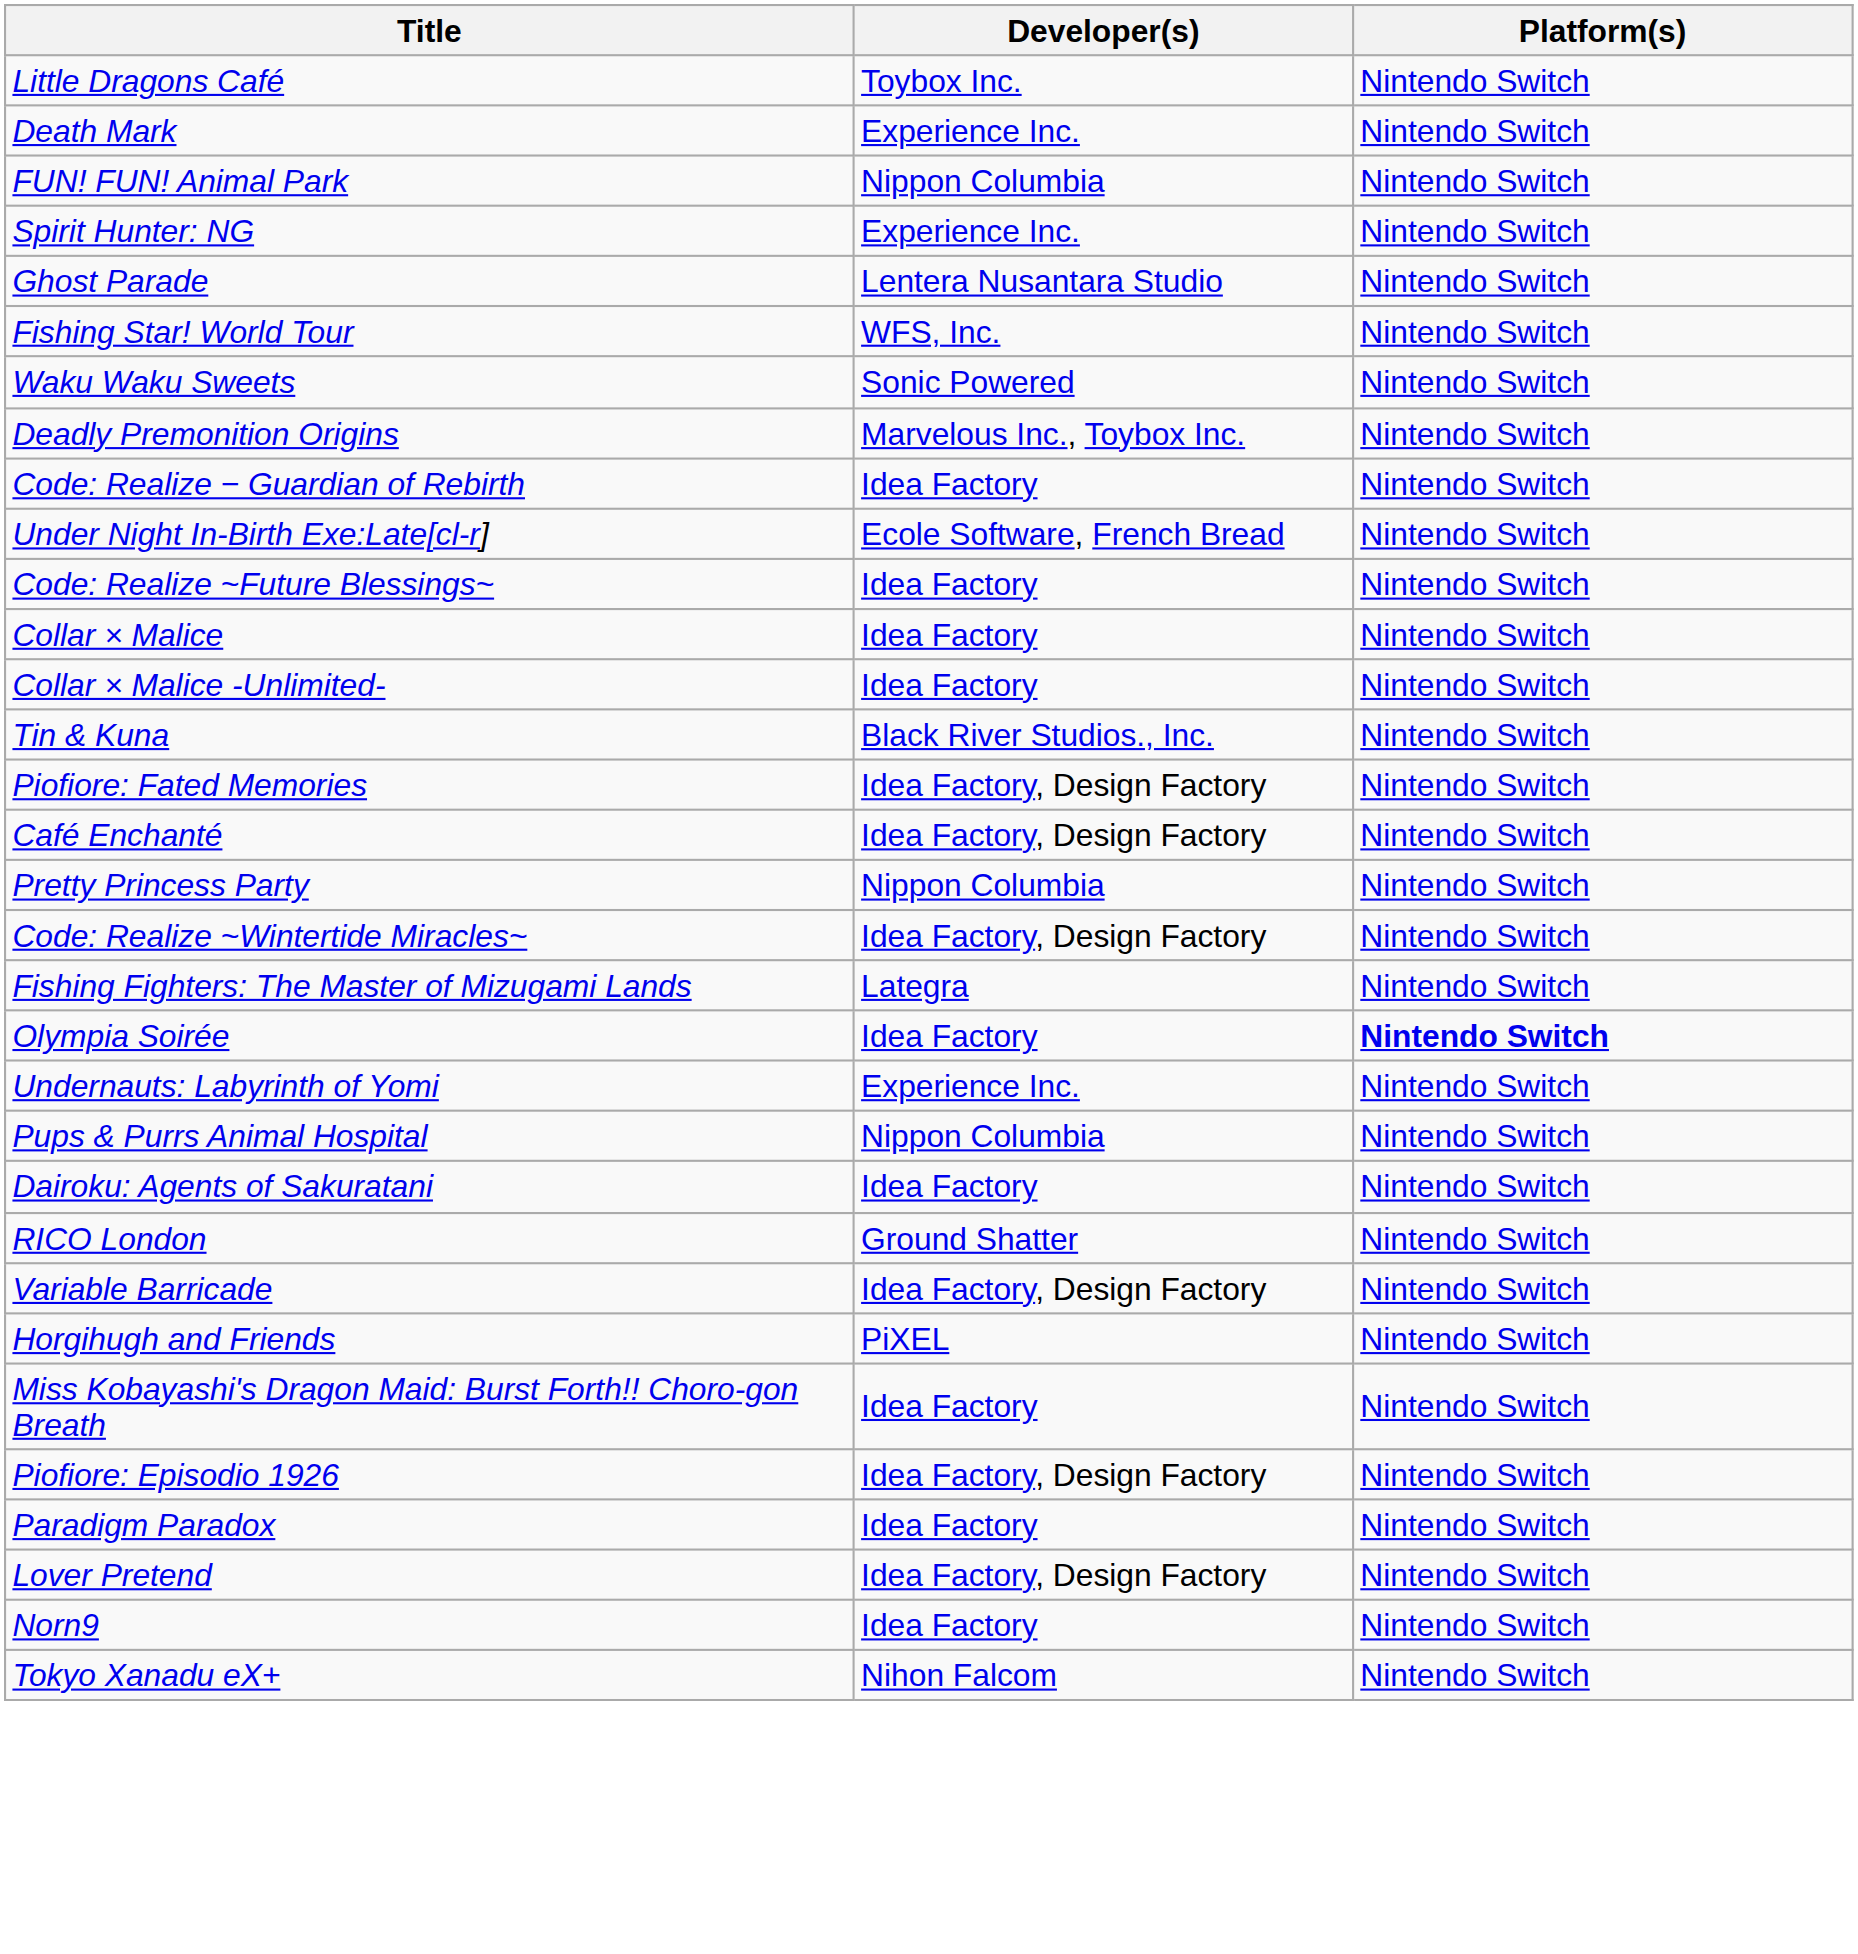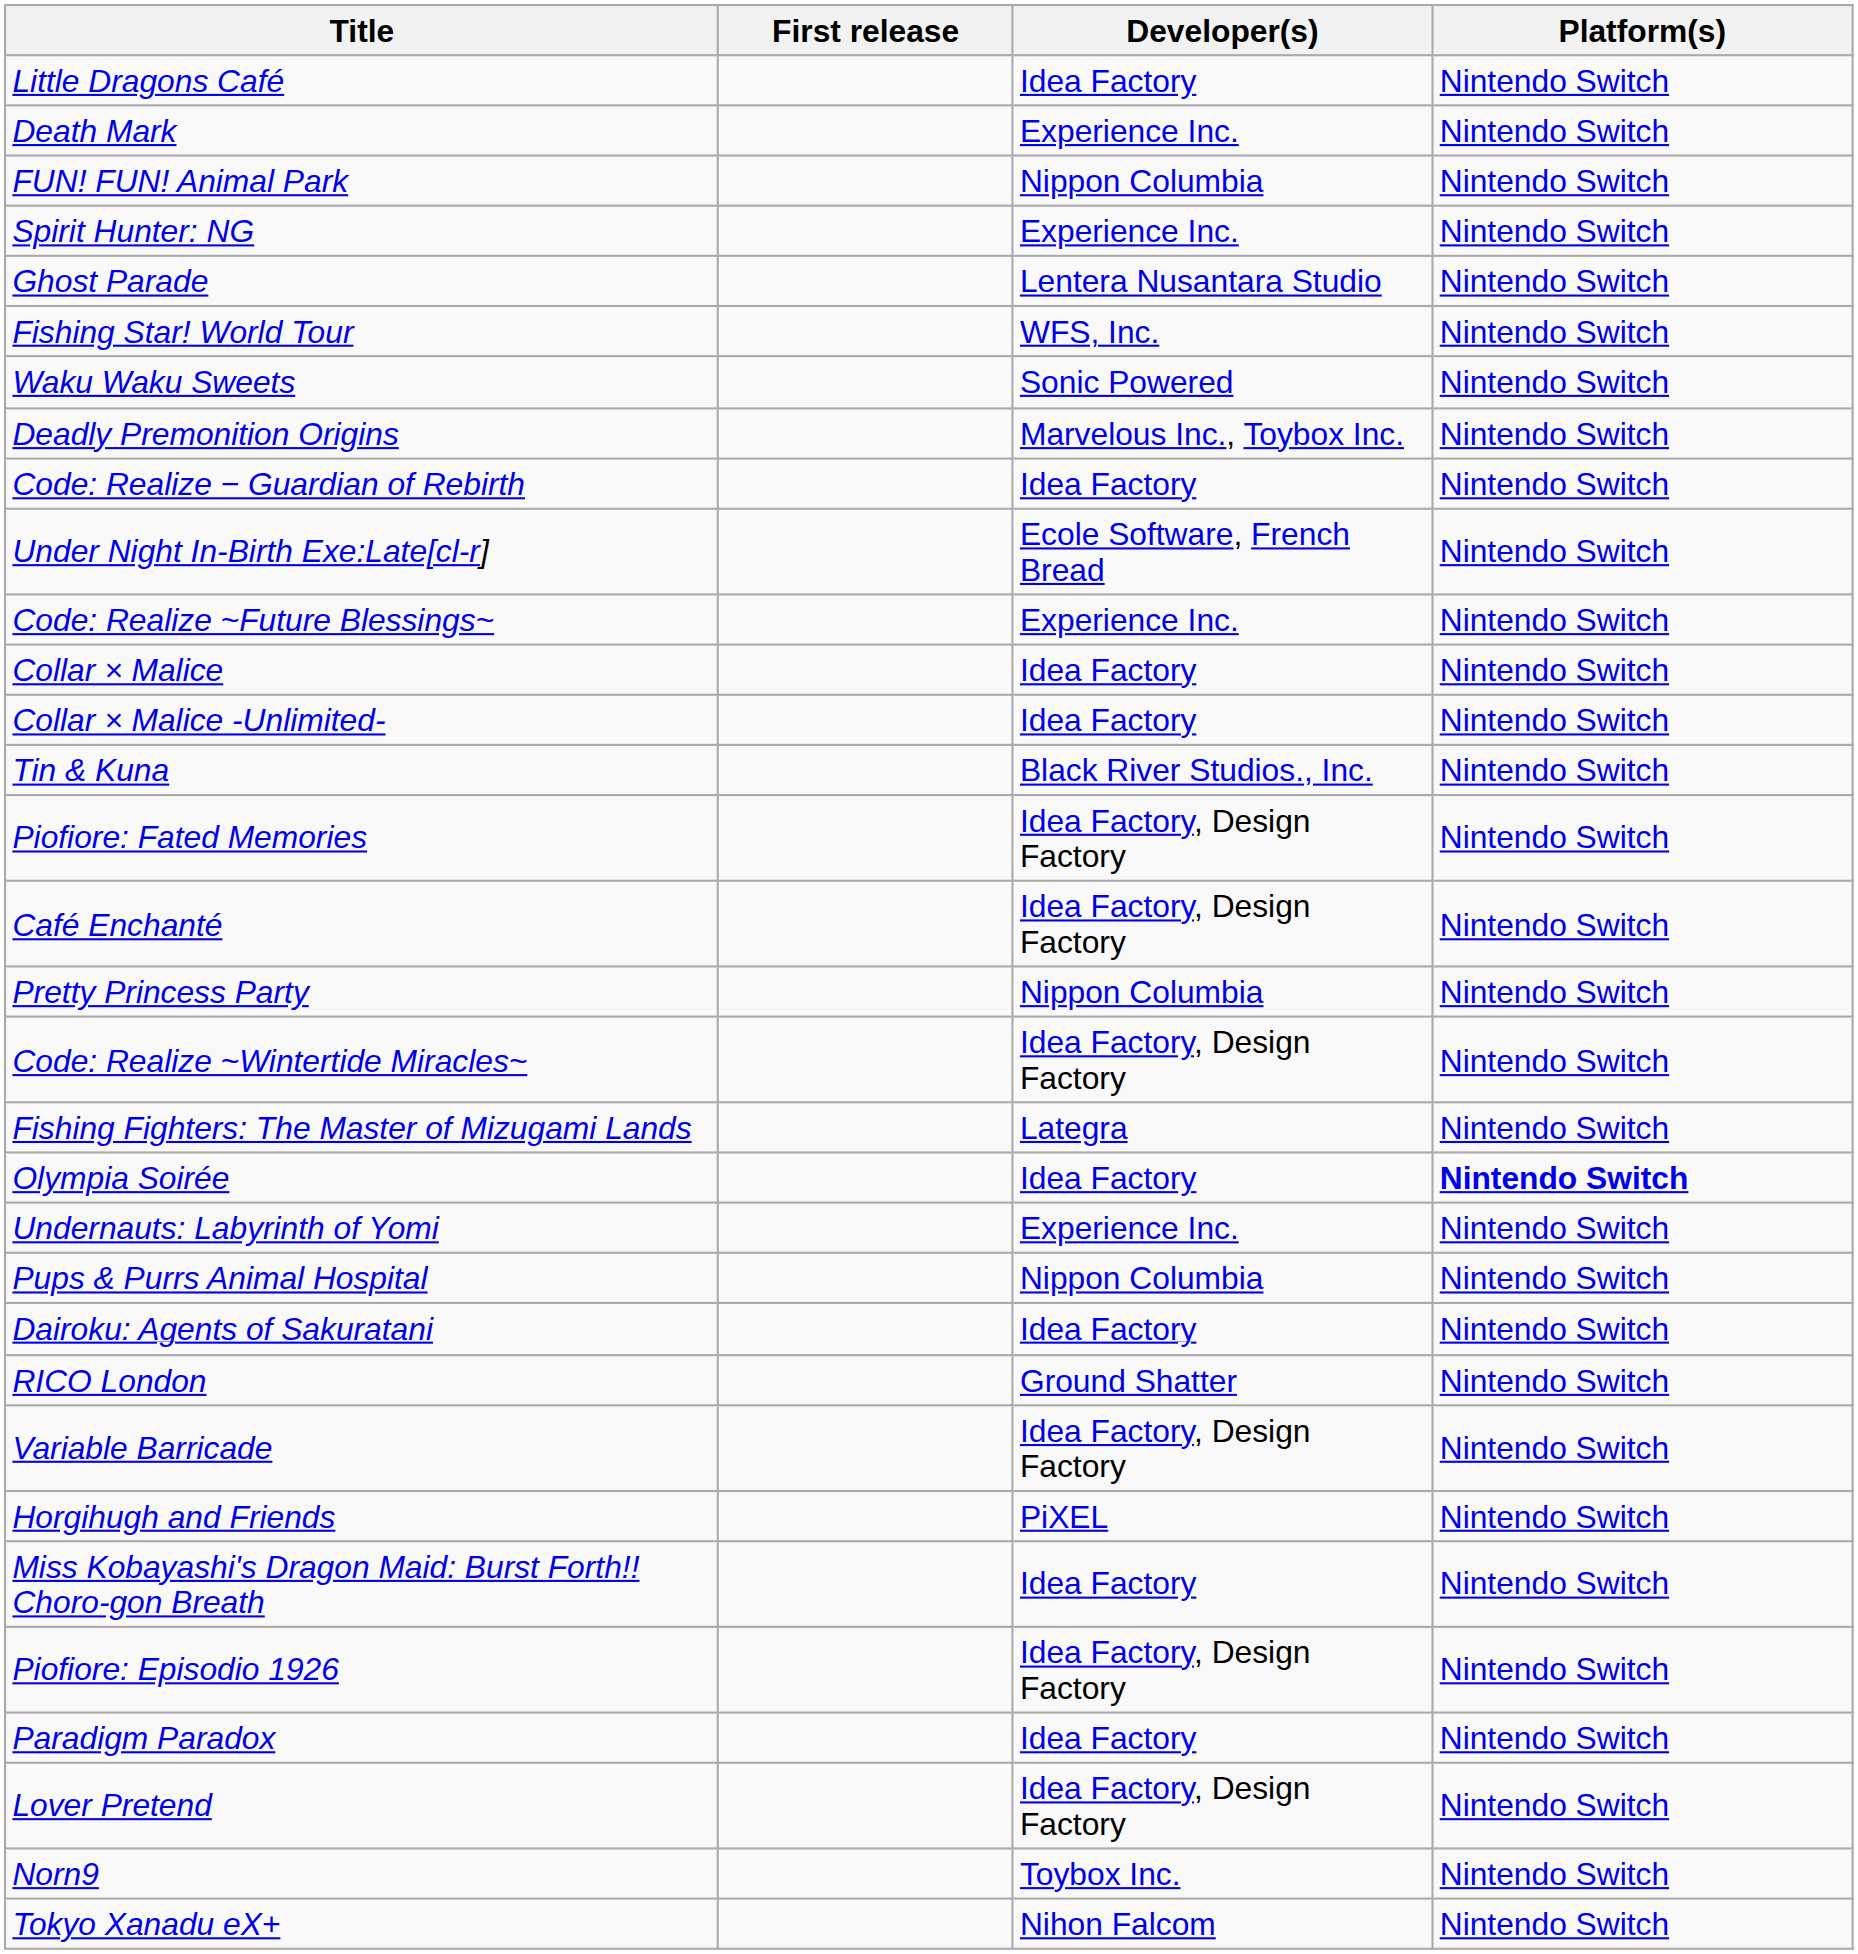+ column: (866, 30)
(941, 81) Toybox Inc. -> (1108, 81) Idea Factory
(949, 584) Idea Factory -> (1129, 619) Experience Inc.
(949, 1625) Idea Factory -> (1100, 1874) Toybox Inc.
